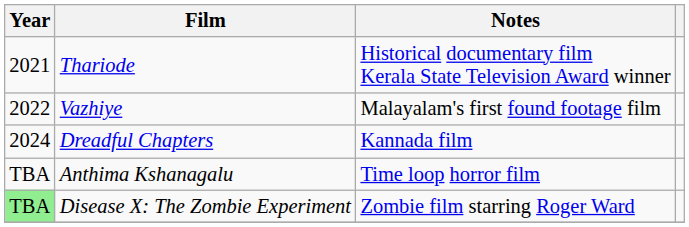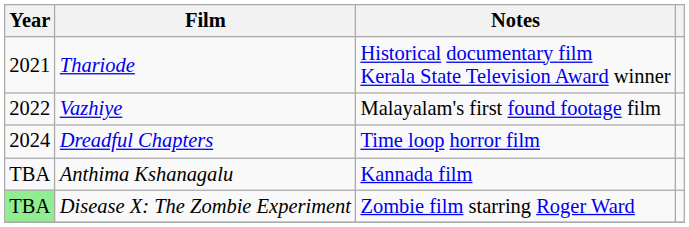(416, 141) Kannada film -> (450, 141) Time loop horror film
(450, 173) Time loop horror film -> (416, 173) Kannada film
